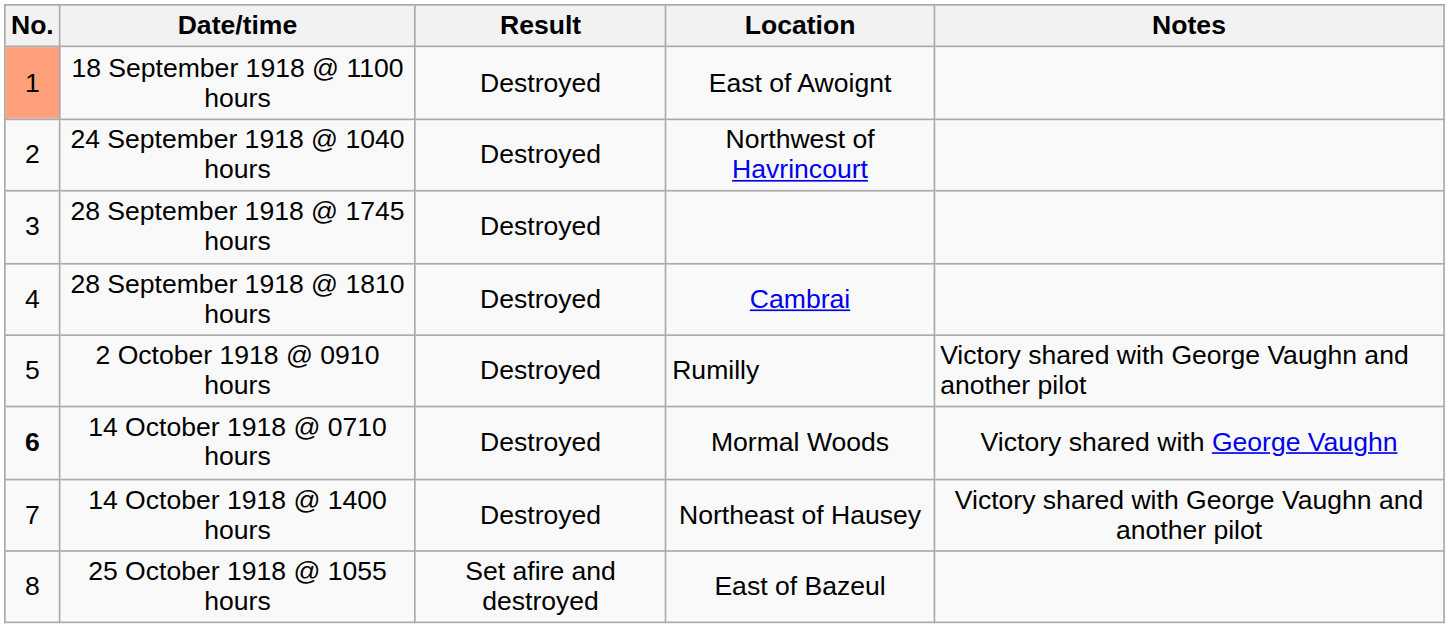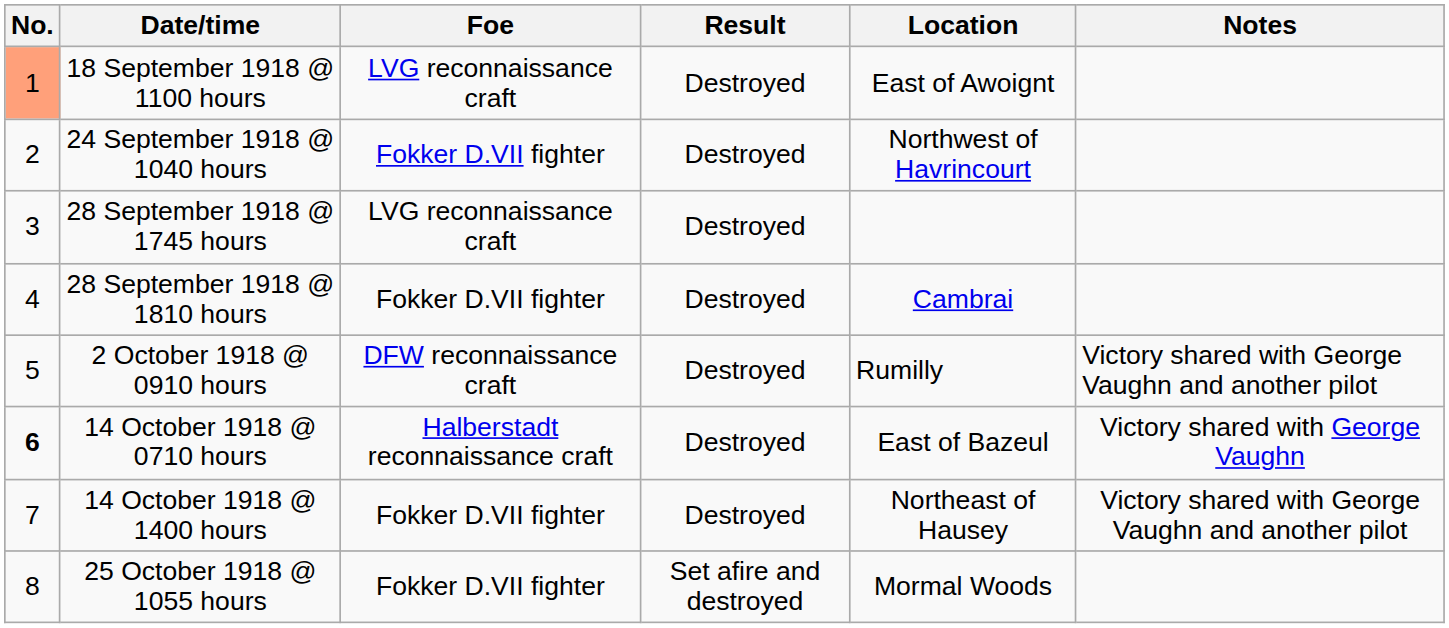+ column: (490, 25)
(800, 442) Mormal Woods -> (963, 442) East of Bazeul
(800, 586) East of Bazeul -> (963, 586) Mormal Woods
